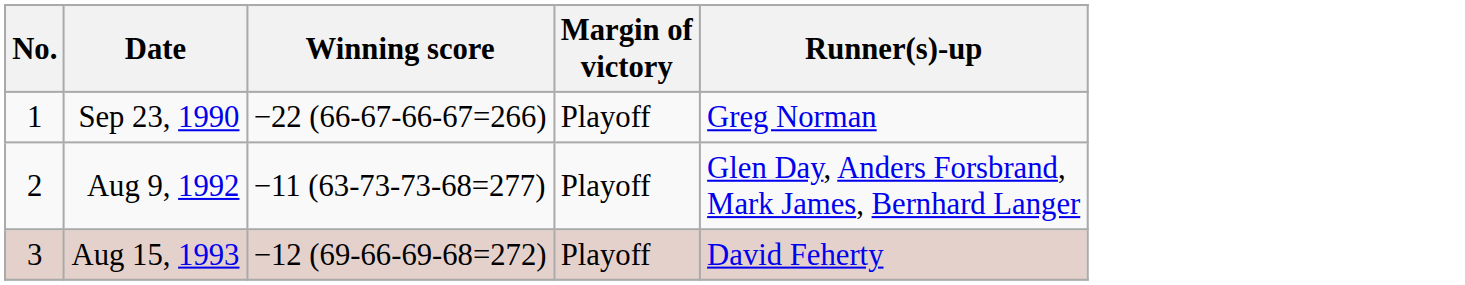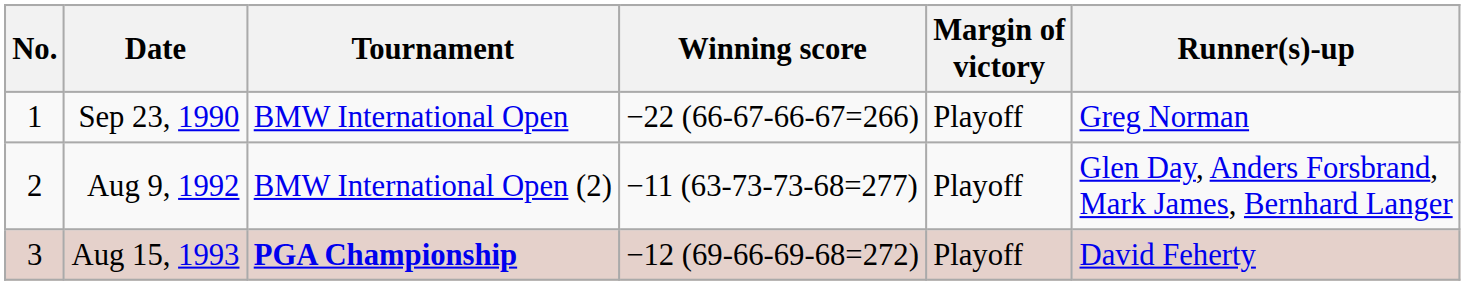+ column: (433, 48)
